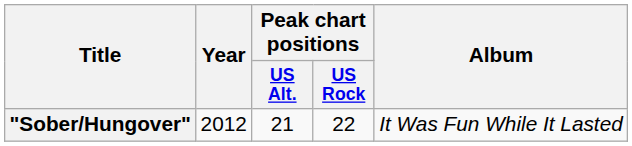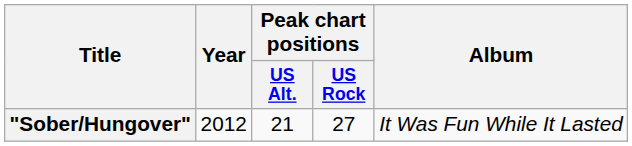(344, 124) 22 -> (344, 124) 27
